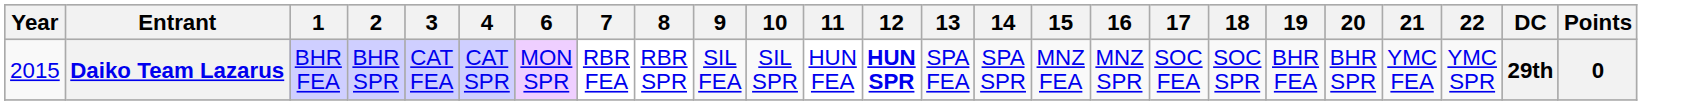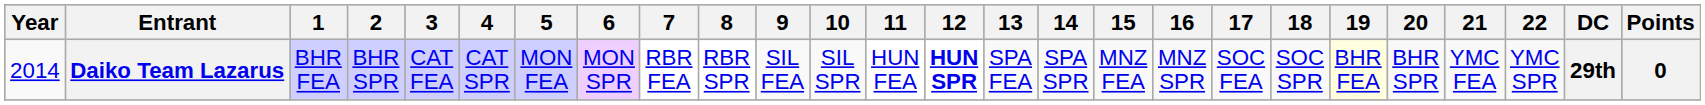+ column: (546, 22)
(35, 69) 2015 -> (35, 69) 2014
(1296, 69) no background -> (1358, 69) lightyellow background
